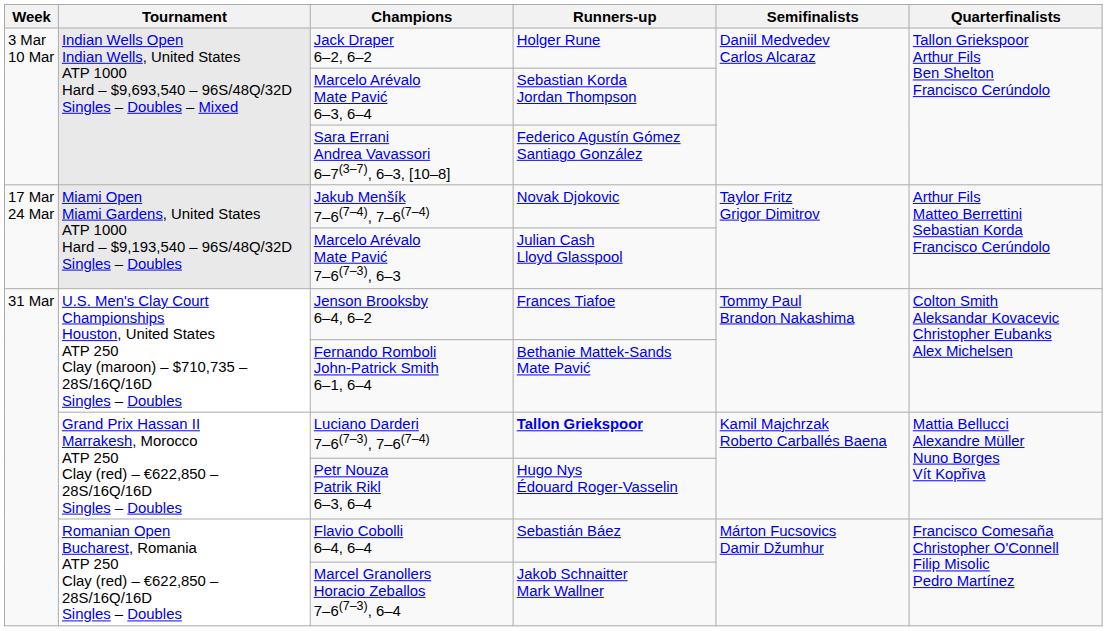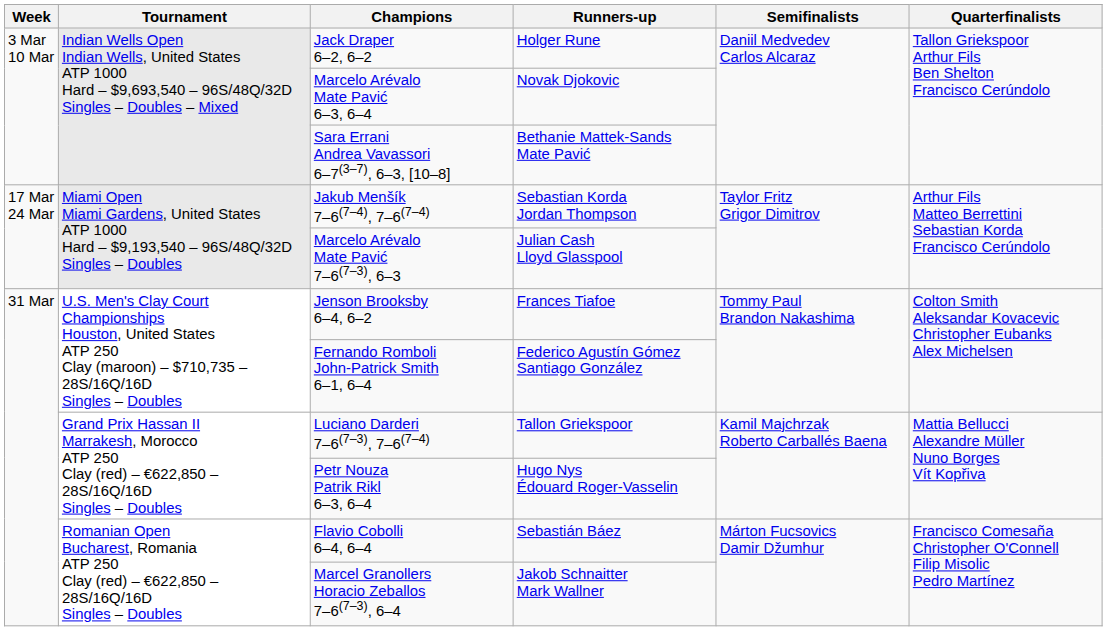(577, 89) Sebastian Korda Jordan Thompson -> (568, 80) Novak Djokovic
(599, 146) Federico Agustín Gómez Santiago González -> (594, 146) Bethanie Mattek-Sands Mate Pavić
(568, 197) Novak Djokovic -> (577, 205) Sebastian Korda Jordan Thompson
(594, 360) Bethanie Mattek-Sands Mate Pavić -> (599, 360) Federico Agustín Gómez Santiago González
(580, 424) bold -> (575, 424) normal
